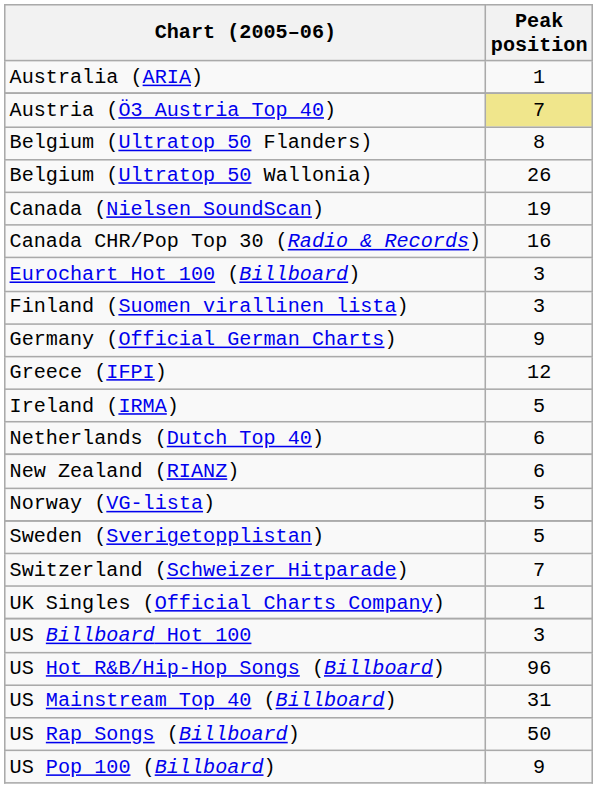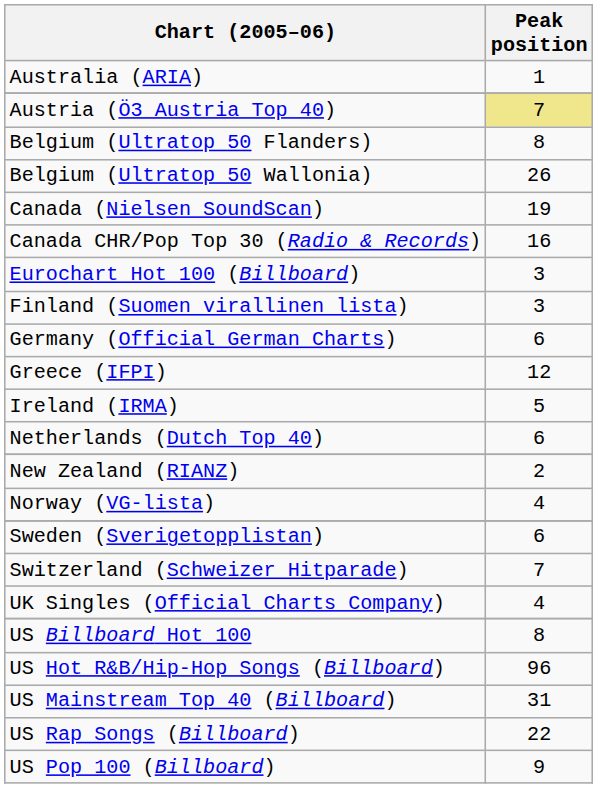(539, 340) 9 -> (539, 340) 6
(539, 471) 6 -> (539, 471) 2
(539, 504) 5 -> (539, 504) 4
(539, 537) 5 -> (539, 537) 6
(539, 603) 1 -> (539, 603) 4
(539, 636) 3 -> (539, 636) 8
(539, 734) 50 -> (539, 734) 22
